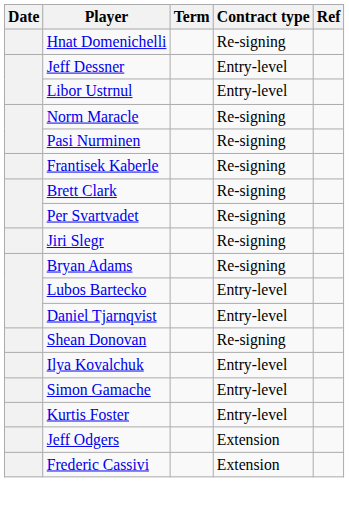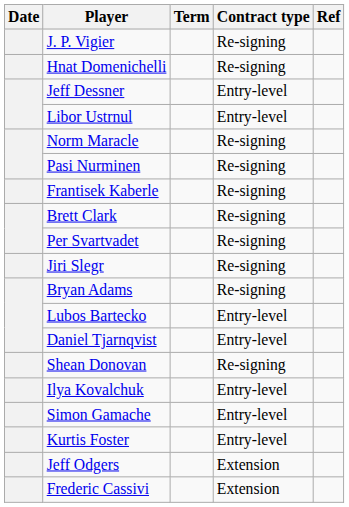+ row: (80, 41)
